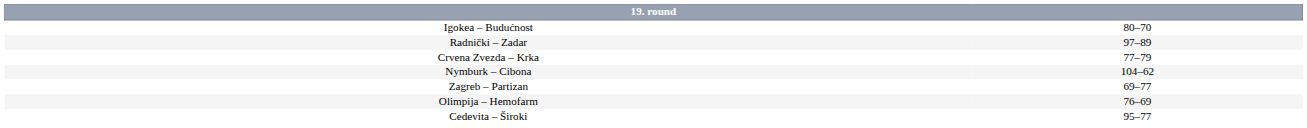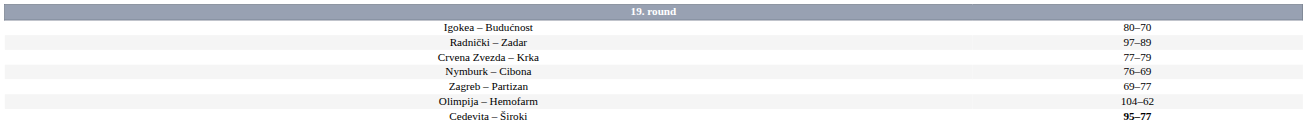(1137, 72) 104–62 -> (1137, 72) 76–69
(1137, 101) 76–69 -> (1137, 101) 104–62
(1137, 116) normal -> (1137, 116) bold
